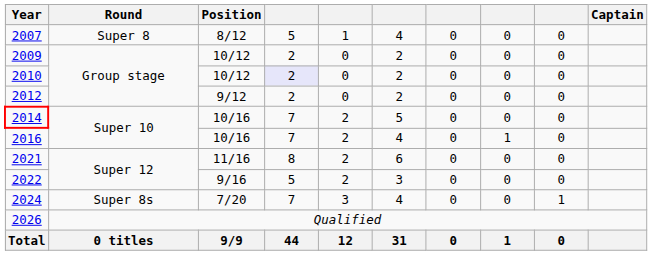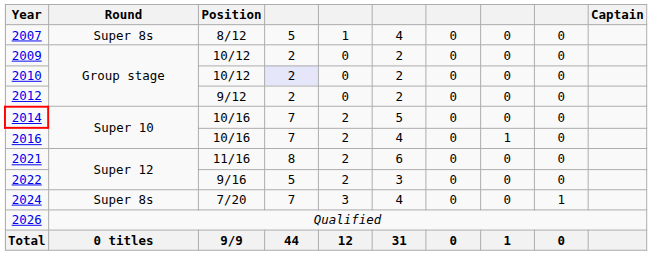(123, 35) Super 8 -> (123, 35) Super 8s
